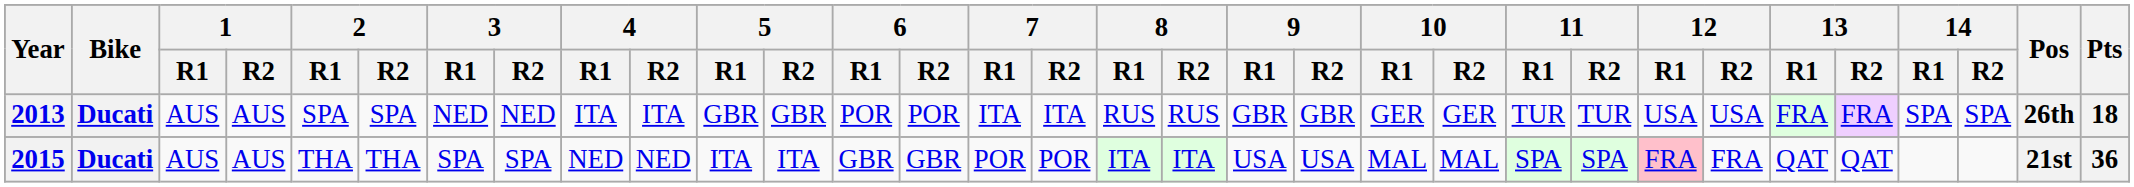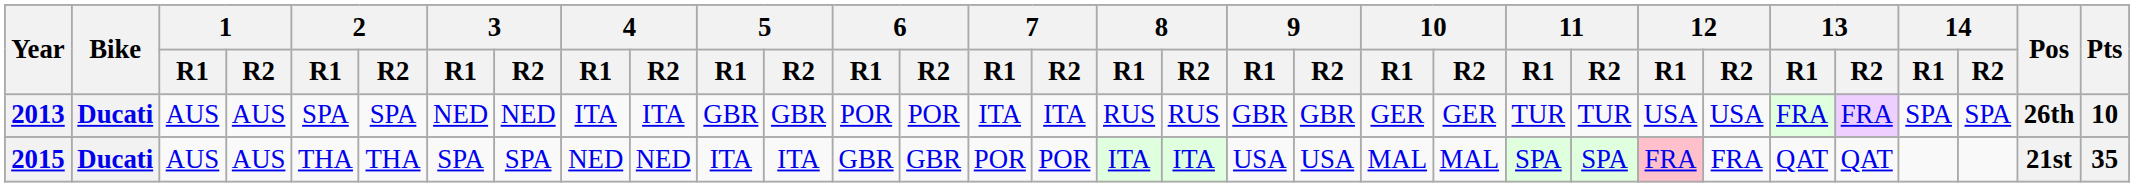(2105, 115) 18 -> (2105, 115) 10
(2105, 159) 36 -> (2105, 159) 35
